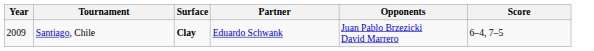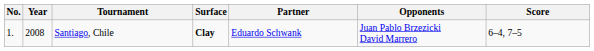+ column: (14, 11)
(16, 33) 2009 -> (35, 33) 2008
